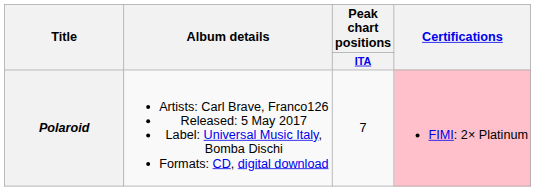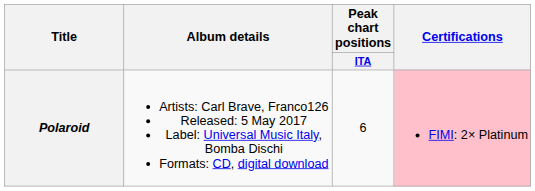(363, 128) 7 -> (363, 128) 6
